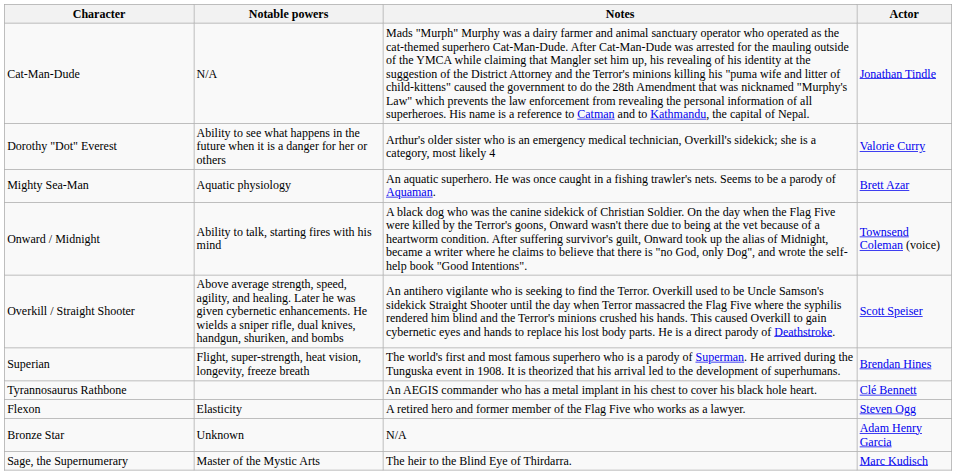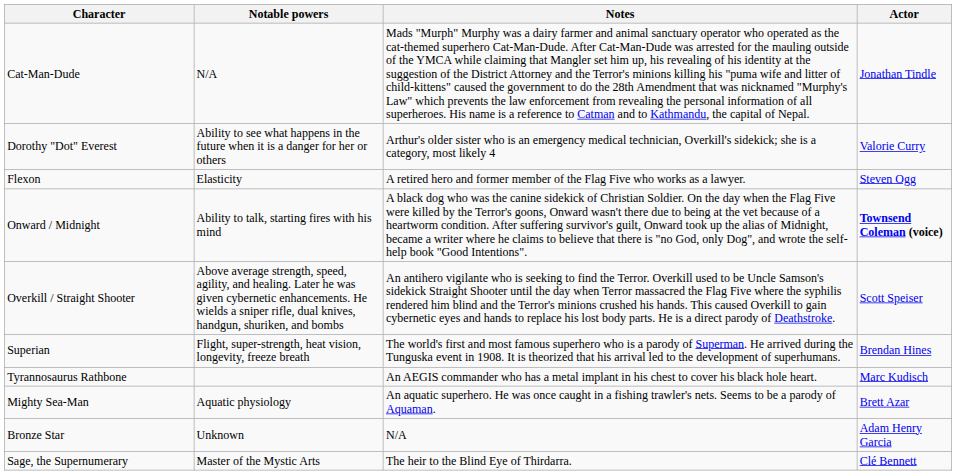rows swapped: (48, 185) <-> (24, 409)
(900, 238) normal -> (901, 225) bold
(888, 390) Clé Bennett -> (894, 376) Marc Kudisch
(894, 460) Marc Kudisch -> (888, 460) Clé Bennett
